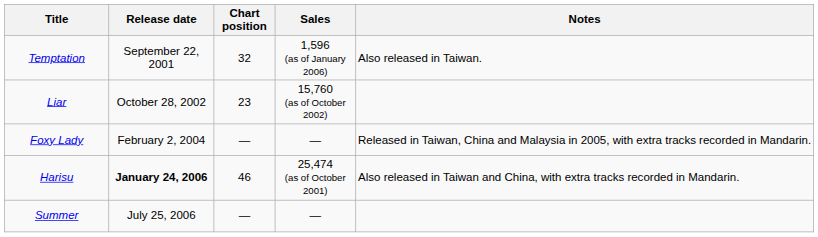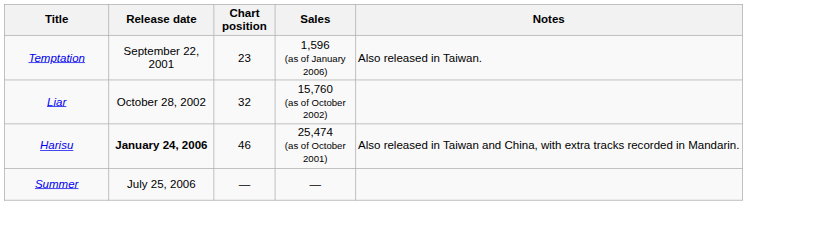(244, 57) 32 -> (244, 57) 23
(244, 102) 23 -> (244, 102) 32
- row: (57, 139)
